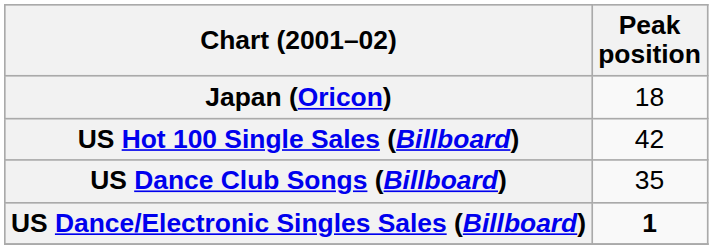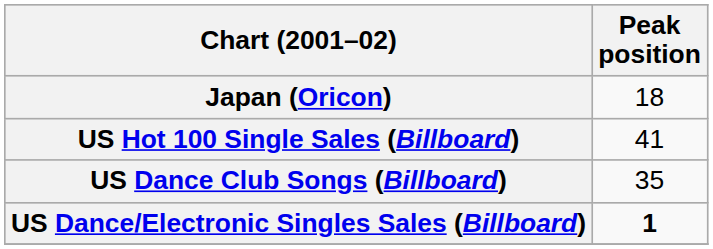(650, 138) 42 -> (650, 138) 41
